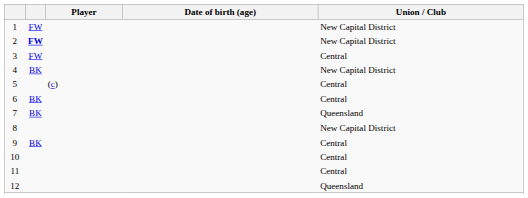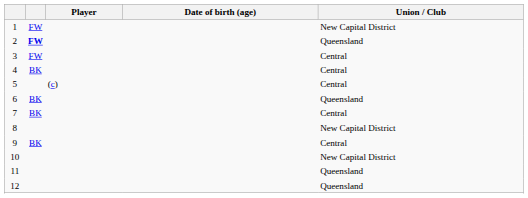(358, 41) New Capital District -> (342, 41) Queensland
(358, 70) New Capital District -> (334, 70) Central
(334, 99) Central -> (342, 99) Queensland
(342, 113) Queensland -> (334, 113) Central
(334, 157) Central -> (358, 157) New Capital District
(334, 171) Central -> (342, 171) Queensland
